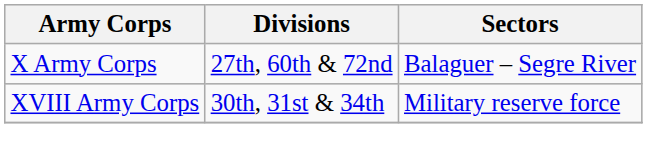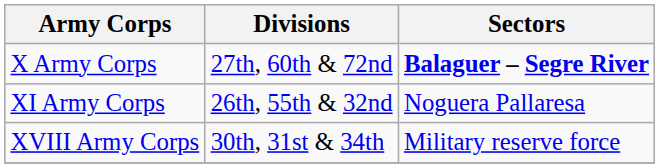(520, 63) normal -> (526, 63) bold
+ row: (88, 102)
